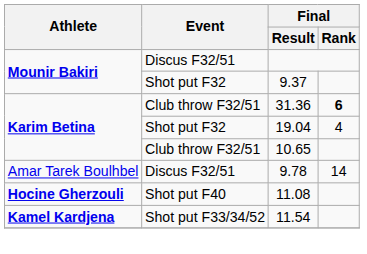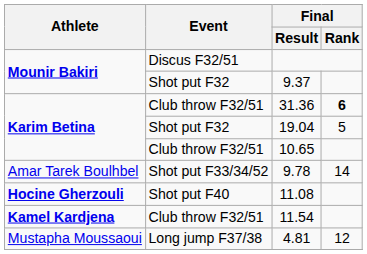(339, 128) 4 -> (342, 128) 5
(190, 172) Discus F32/51 -> (208, 172) Shot put F33/34/52
(205, 217) Shot put F33/34/52 -> (206, 217) Club throw F32/51
+ row: (75, 239)
